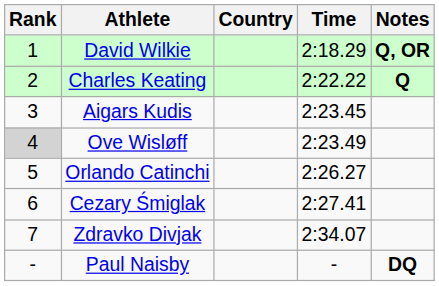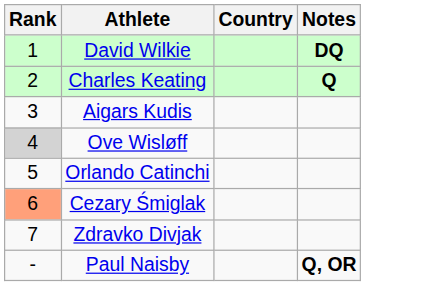- column: (334, 19)
(403, 50) Q, OR -> (329, 50) DQ
(33, 204) no background -> (33, 204) lightsalmon background
(403, 265) DQ -> (329, 265) Q, OR
